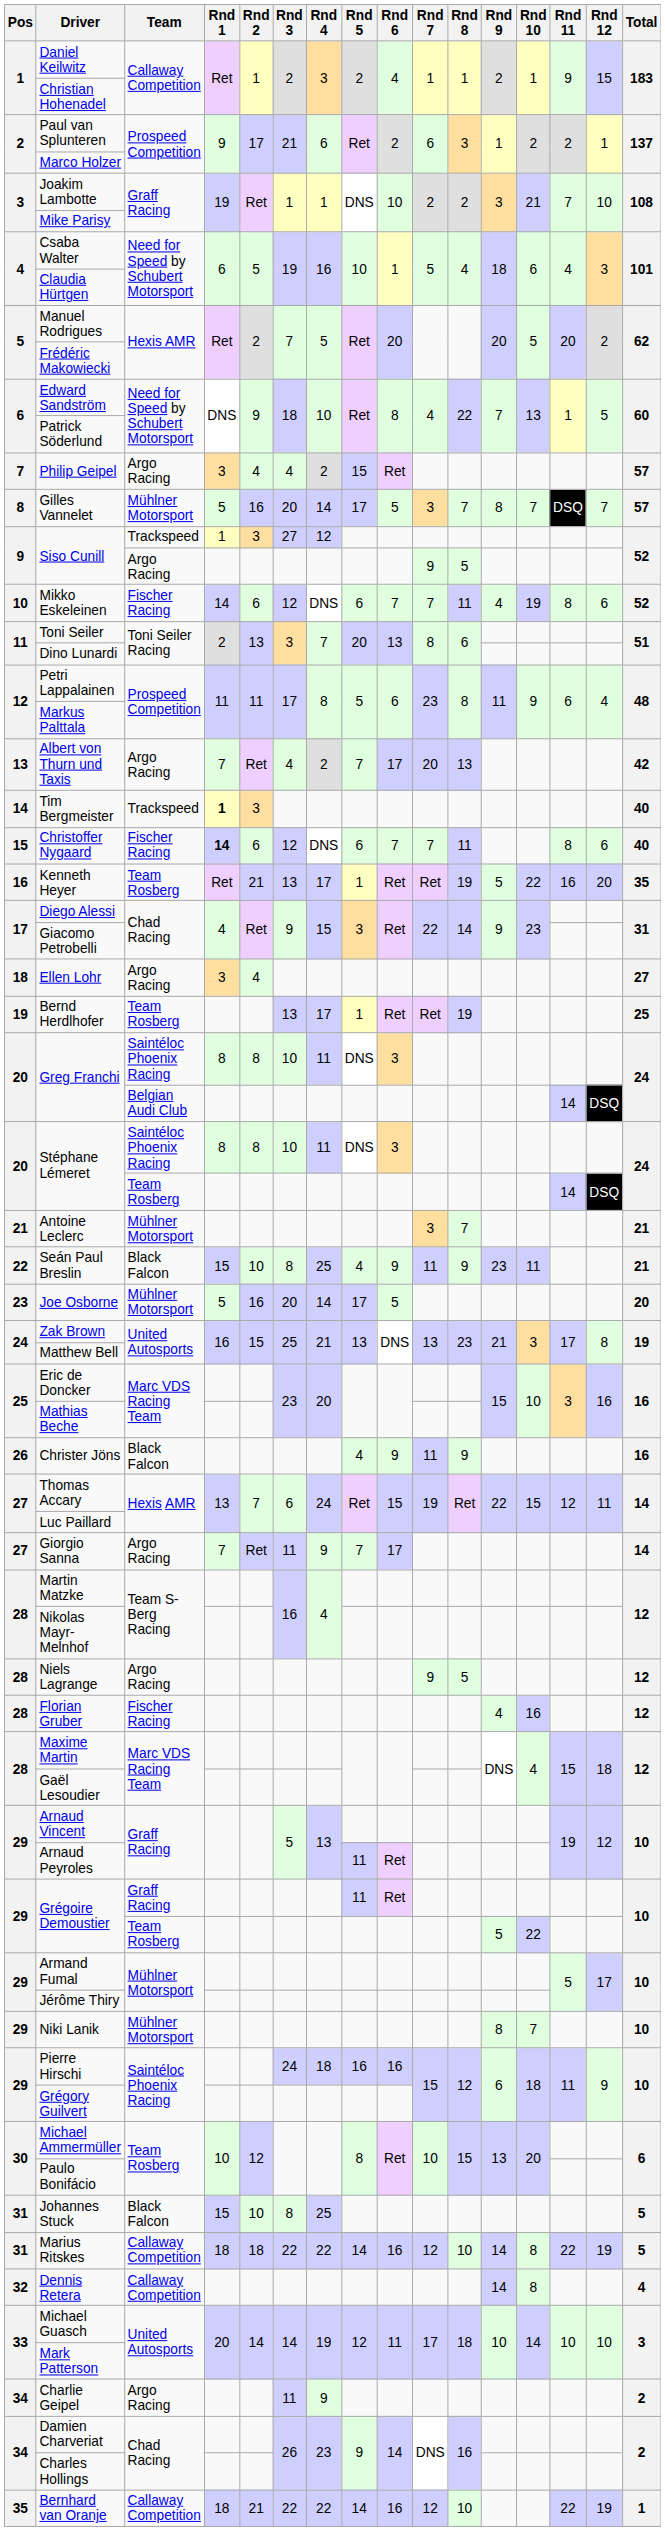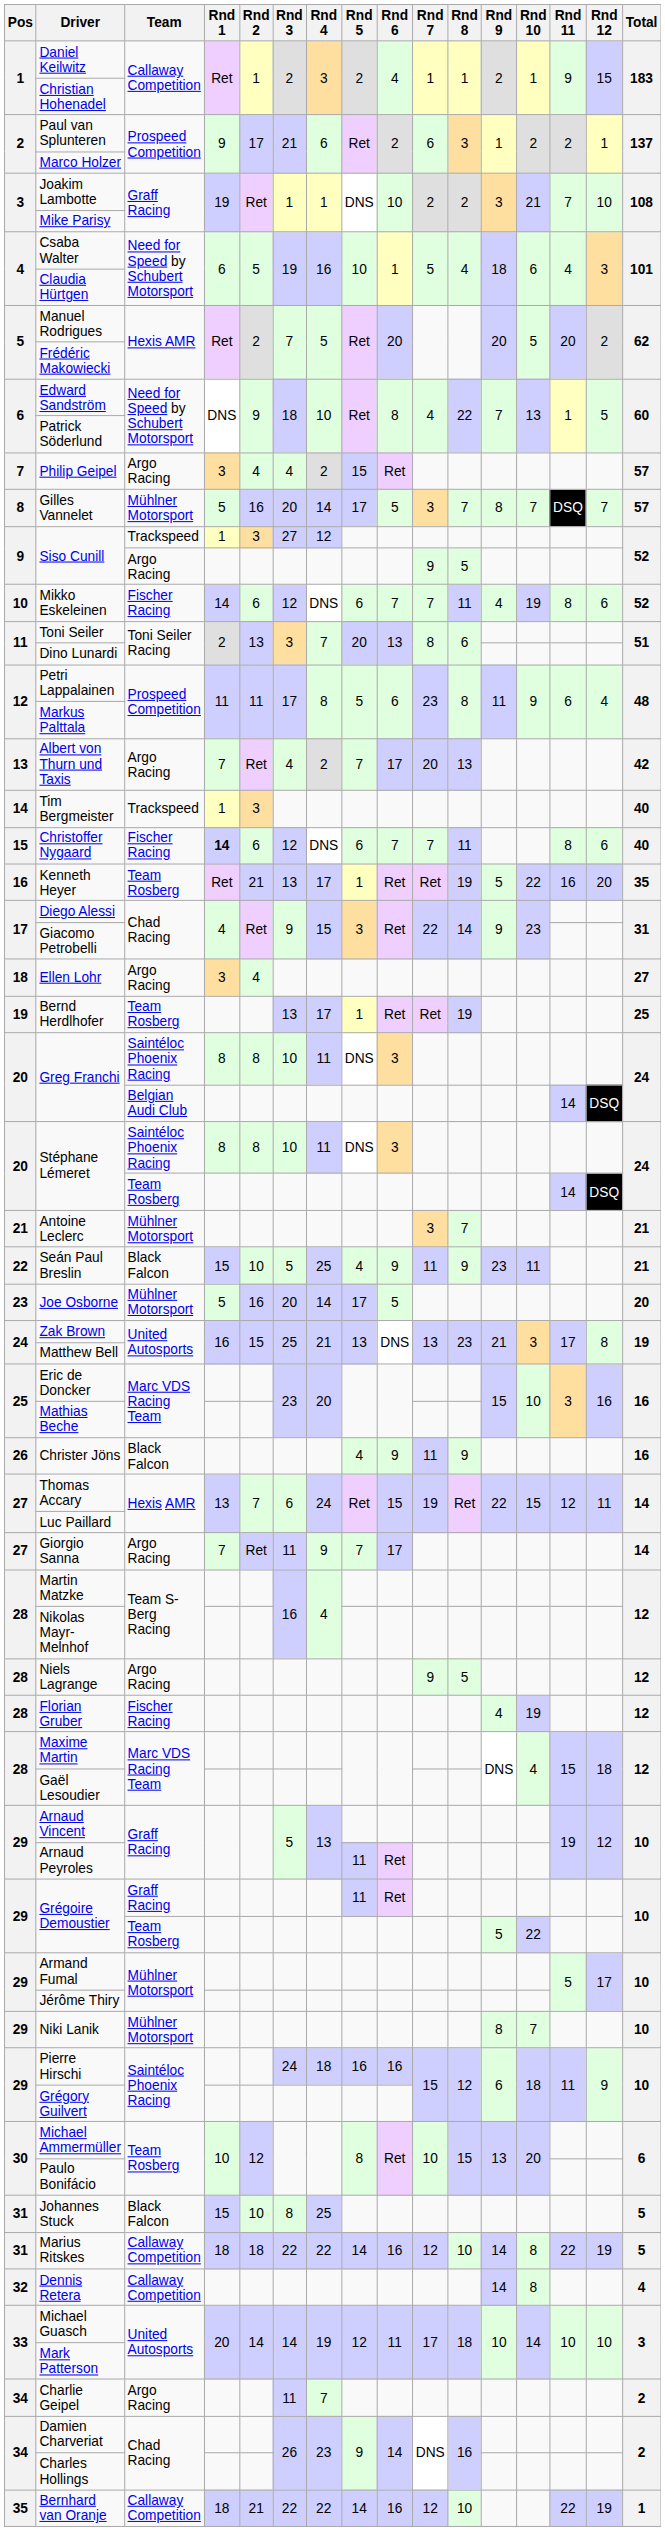(222, 808) bold -> (222, 808) normal
(289, 1265) 8 -> (289, 1265) 5
(533, 1713) 16 -> (533, 1713) 19
(324, 2397) 9 -> (324, 2397) 7
